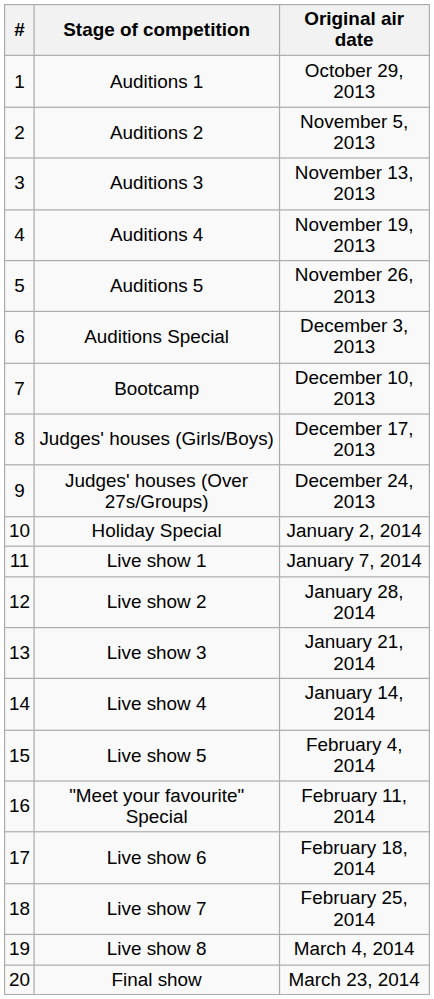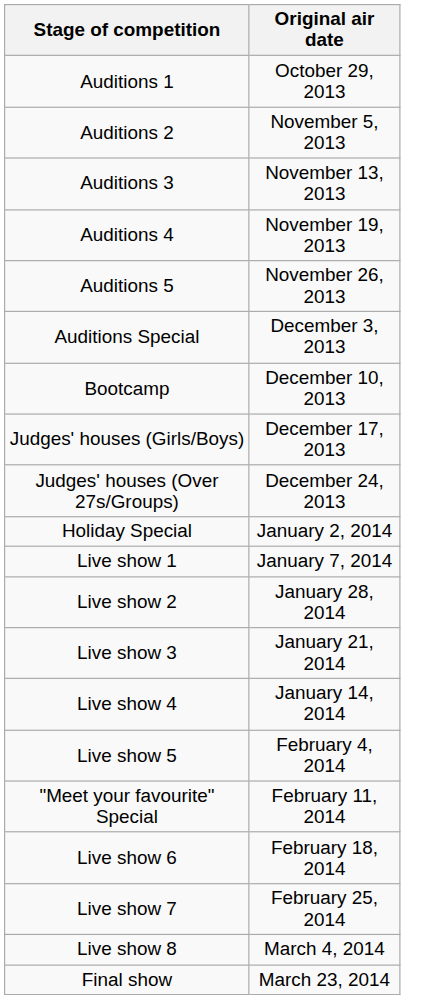- column: (19, 30)
